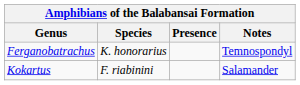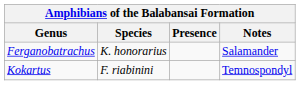(257, 51) Temnospondyl -> (250, 51) Salamander
(250, 70) Salamander -> (257, 70) Temnospondyl
